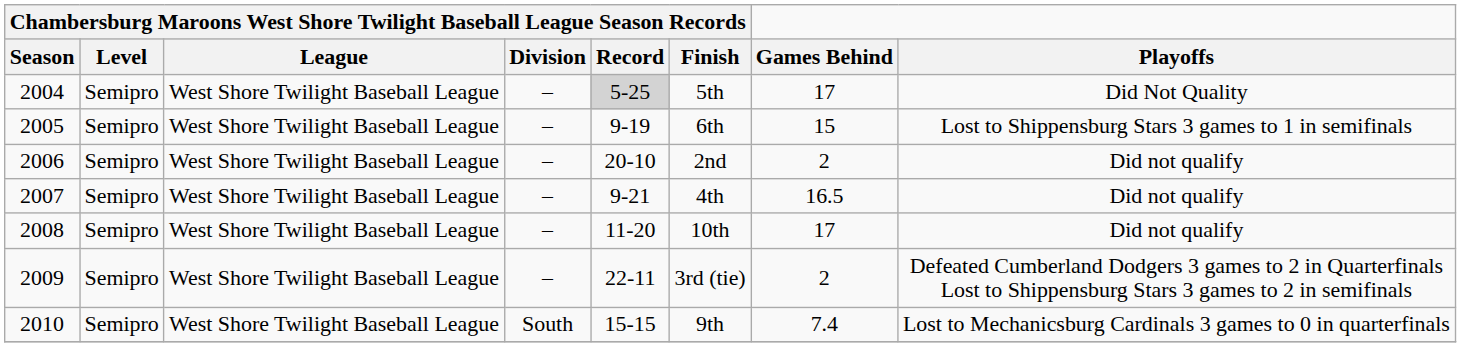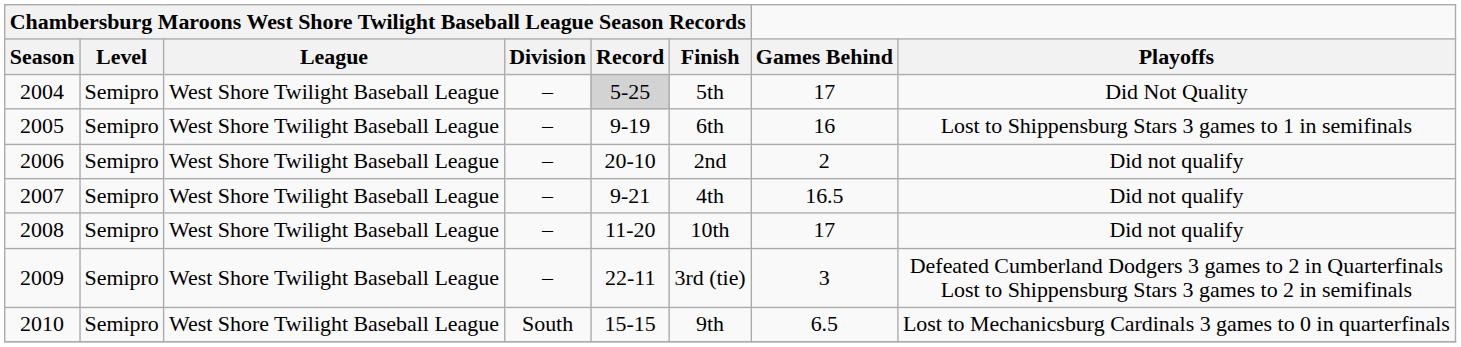(824, 126) 15 -> (824, 126) 16
(824, 277) 2 -> (824, 277) 3
(824, 324) 7.4 -> (824, 324) 6.5
